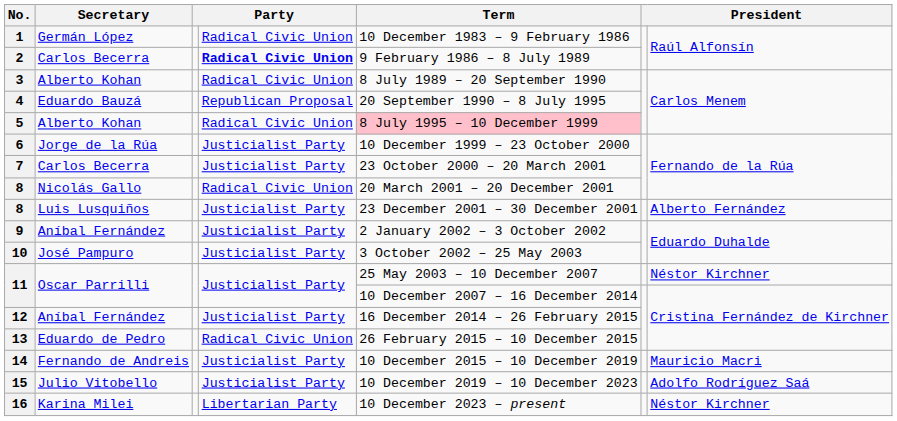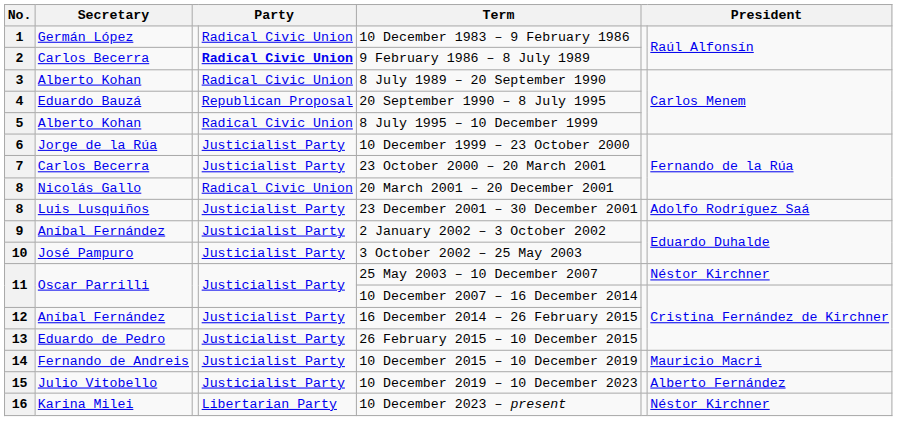(479, 123) pink background -> (479, 123) no background
(718, 210) Alberto Fernández -> (730, 210) Adolfo Rodríguez Saá
(277, 339) Radical Civic Union -> (273, 339) Justicialist Party
(730, 383) Adolfo Rodríguez Saá -> (718, 383) Alberto Fernández
